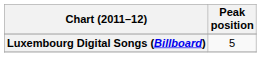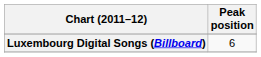(232, 43) 5 -> (232, 43) 6
